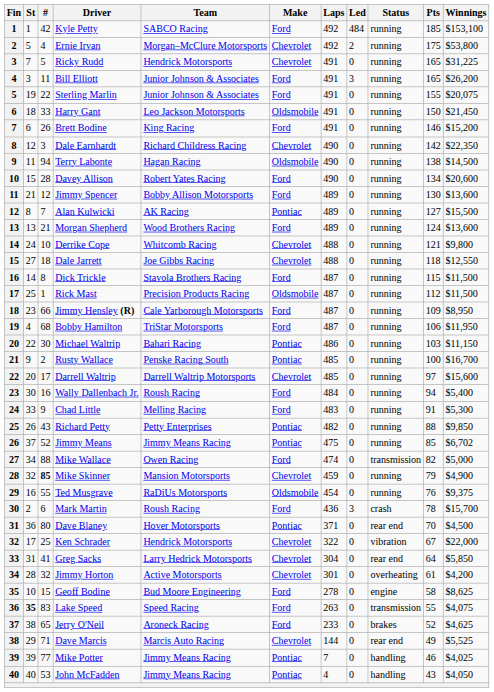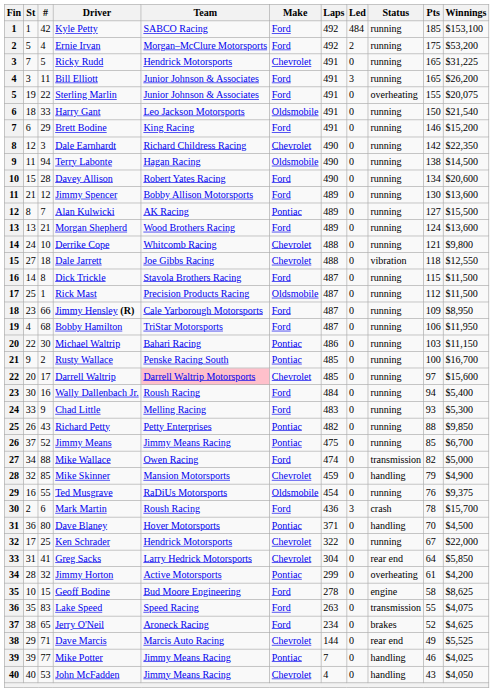(292, 46) Chevrolet -> (281, 46) Ford
(462, 46) $53,800 -> (462, 46) $53,200
(386, 95) running -> (394, 95) overheating
(462, 112) $21,450 -> (462, 112) $21,540
(46, 128) 26 -> (46, 128) 29
(386, 261) running -> (389, 261) vibration
(199, 376) no background -> (199, 376) pink background
(431, 409) 91 -> (431, 409) 93
(459, 443) $6,702 -> (459, 443) $6,700
(46, 476) bold -> (46, 476) normal
(386, 476) running -> (388, 476) handling
(387, 525) rear end -> (388, 525) handling
(389, 542) vibration -> (386, 542) running
(292, 575) Chevrolet -> (287, 575) Pontiac
(331, 575) 301 -> (331, 575) 299
(31, 608) bold -> (31, 608) normal
(331, 624) 233 -> (331, 624) 234
(287, 674) Pontiac -> (292, 674) Chevrolet
